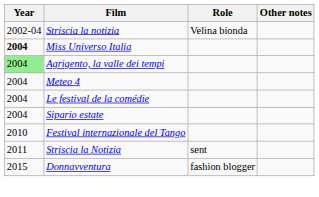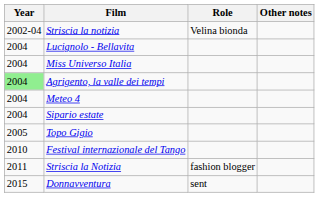+ row: (90, 47)
(17, 47) bold -> (17, 64) normal
- row: (98, 98)
+ row: (69, 133)
(199, 150) sent -> (223, 167) fashion blogger
(223, 167) fashion blogger -> (199, 184) sent
